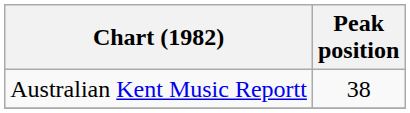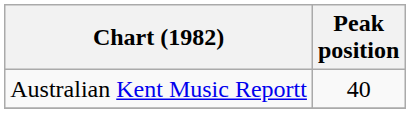(359, 88) 38 -> (359, 88) 40
